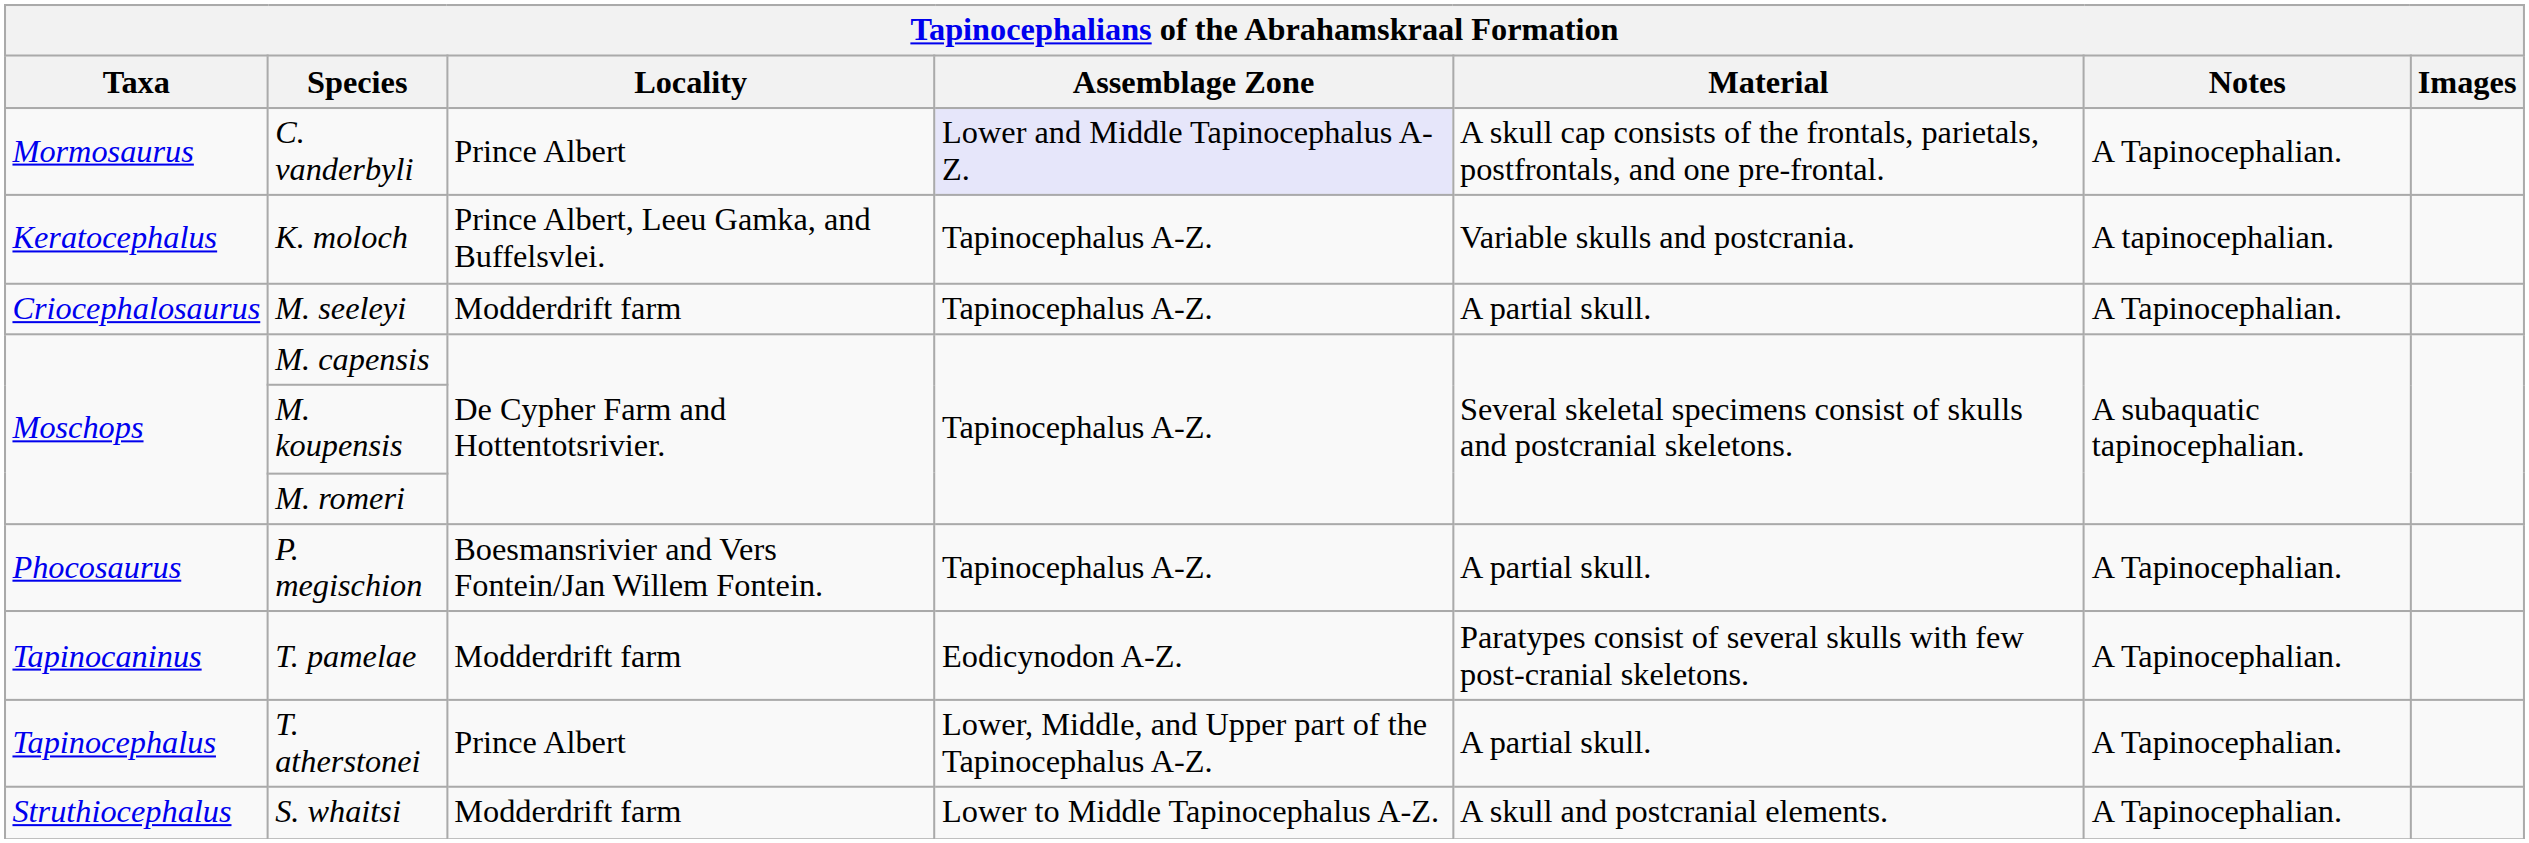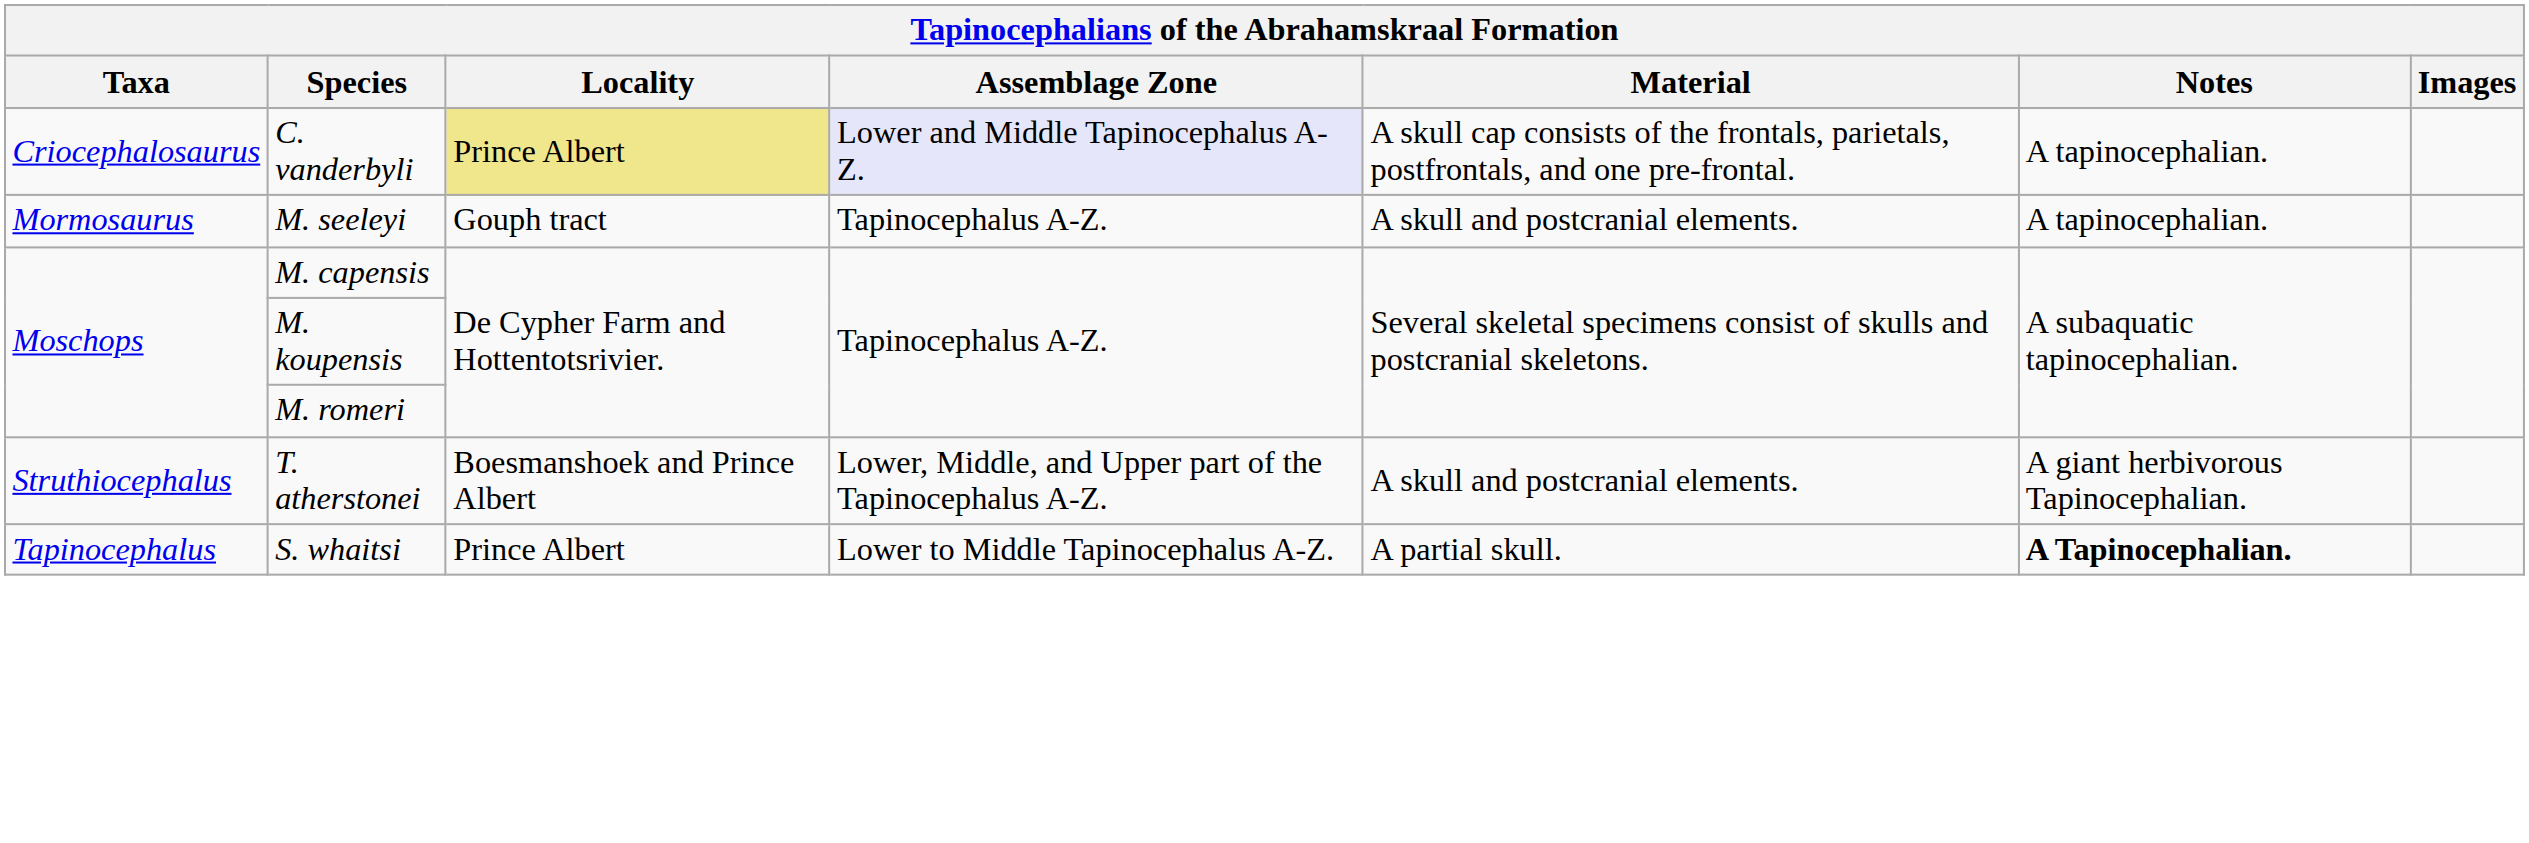(103, 150) Mormosaurus -> (136, 150) Criocephalosaurus
(540, 150) no background -> (539, 150) khaki background
(2217, 150) A Tapinocephalian. -> (2147, 150) A tapinocephalian.
- row: (342, 238)
(136, 307) Criocephalosaurus -> (103, 220) Mormosaurus
(568, 307) Modderdrift farm -> (530, 220) Gouph tract
(1556, 307) A partial skull. -> (1585, 220) A skull and postcranial elements.
(2217, 307) A Tapinocephalian. -> (2147, 220) A tapinocephalian.
- row: (349, 567)
- row: (346, 655)
(114, 742) Tapinocephalus -> (122, 479) Struthiocephalus
(540, 742) Prince Albert -> (624, 479) Boesmanshoek and Prince Albert
(1556, 742) A partial skull. -> (1585, 479) A skull and postcranial elements.
(2217, 742) A Tapinocephalian. -> (2154, 479) A giant herbivorous Tapinocephalian.
(122, 812) Struthiocephalus -> (114, 549) Tapinocephalus
(568, 812) Modderdrift farm -> (539, 549) Prince Albert
(1674, 812) A skull and postcranial elements. -> (1466, 549) A partial skull.
(2217, 812) normal -> (2159, 549) bold
